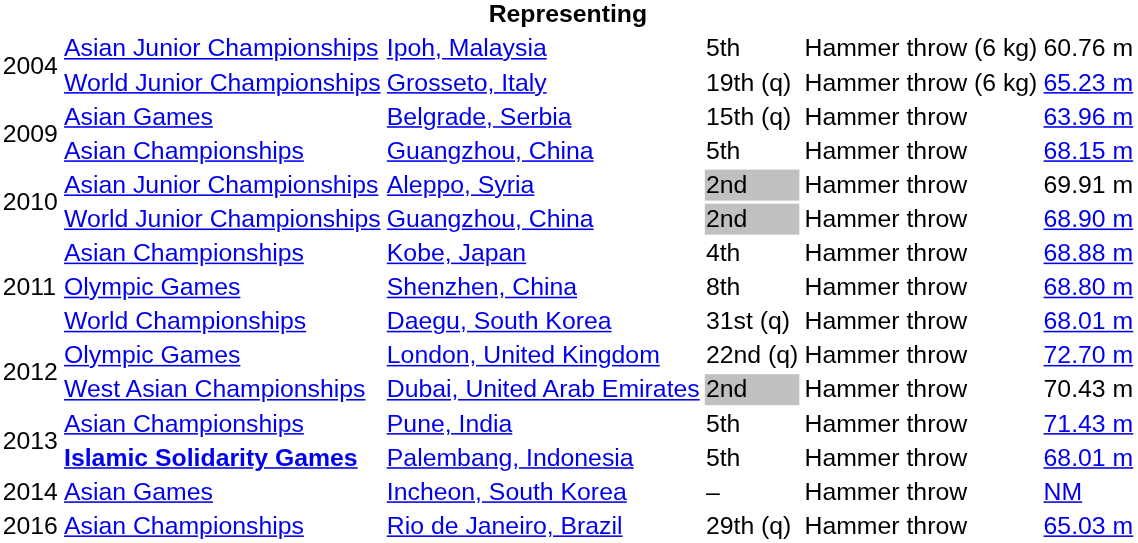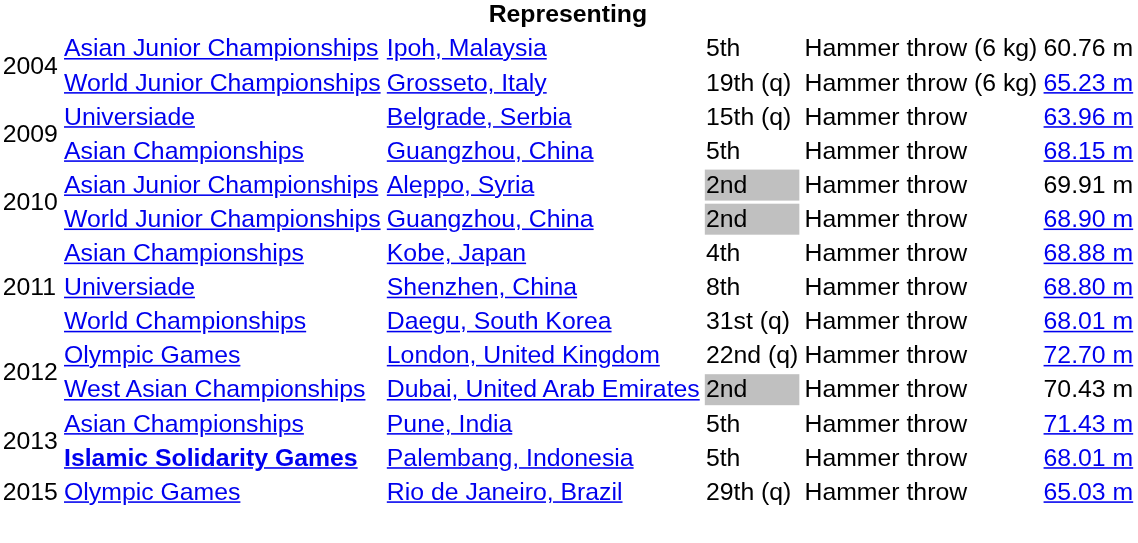(138, 116) Asian Games -> (129, 116) Universiade
(152, 287) Olympic Games -> (129, 287) Universiade
- row: (507, 491)
(30, 525) 2016 -> (30, 491) 2015
(184, 525) Asian Championships -> (152, 491) Olympic Games
